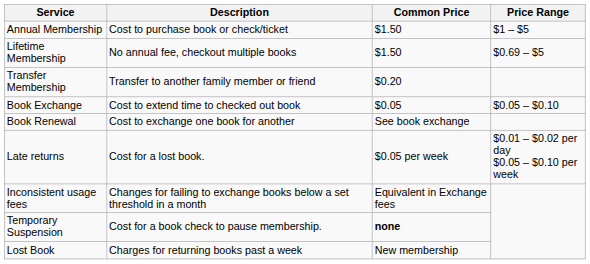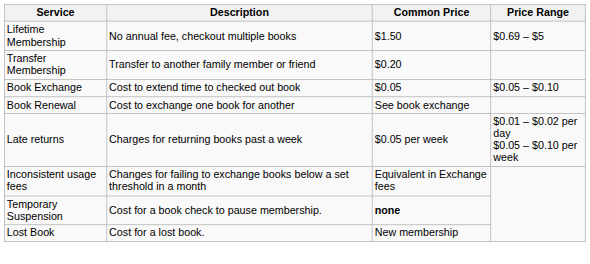- row: (54, 30)
(157, 157) Cost for a lost book. -> (206, 140) Charges for returning books past a week
(206, 250) Charges for returning books past a week -> (157, 233) Cost for a lost book.
